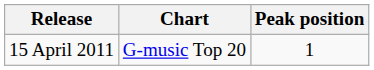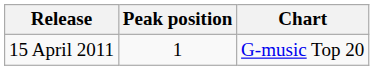columns swapped: (184, 19) <-> (310, 19)
